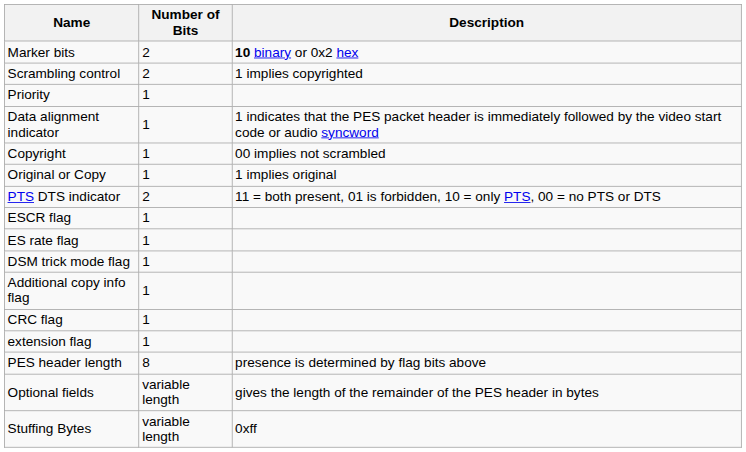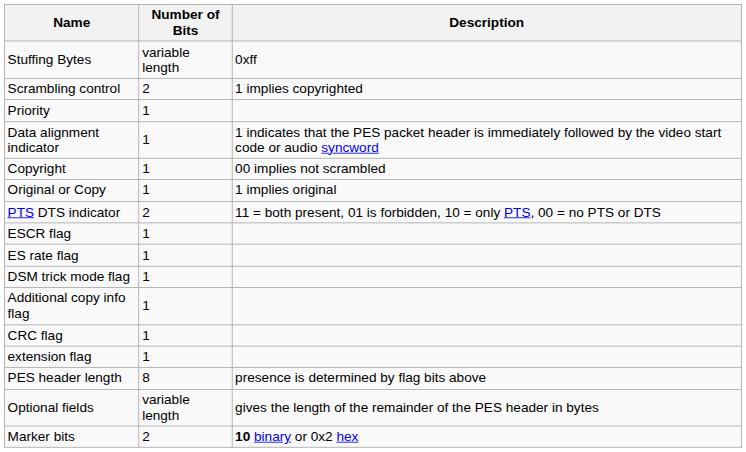rows swapped: (41, 52) <-> (49, 429)
